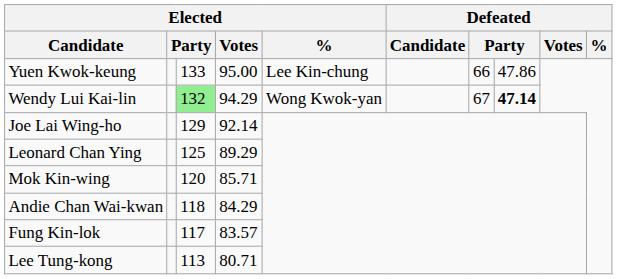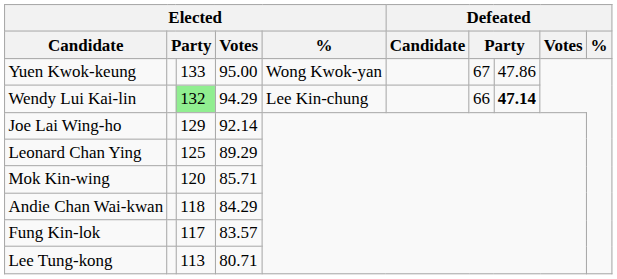(317, 71) Lee Kin-chung -> (324, 71) Wong Kwok-yan
(481, 71) 66 -> (481, 71) 67
(324, 98) Wong Kwok-yan -> (317, 98) Lee Kin-chung
(481, 98) 67 -> (481, 98) 66
